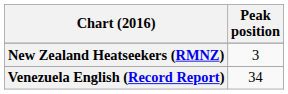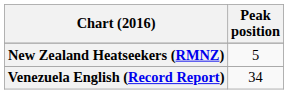(255, 54) 3 -> (255, 54) 5
